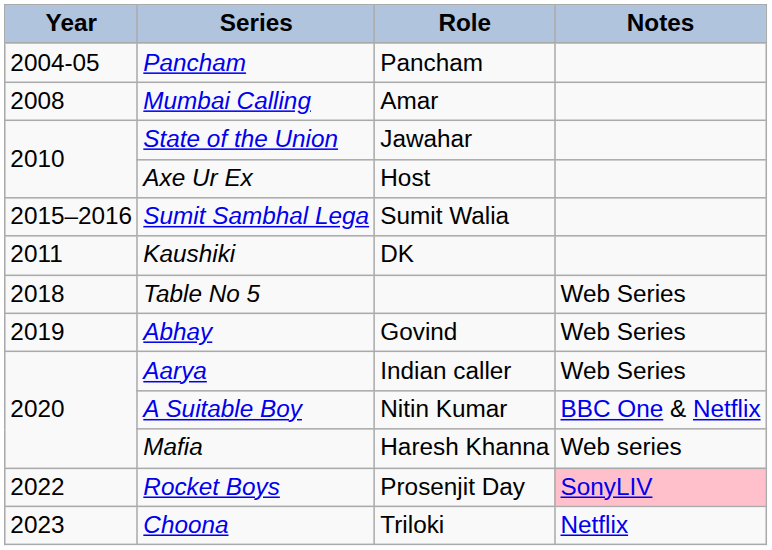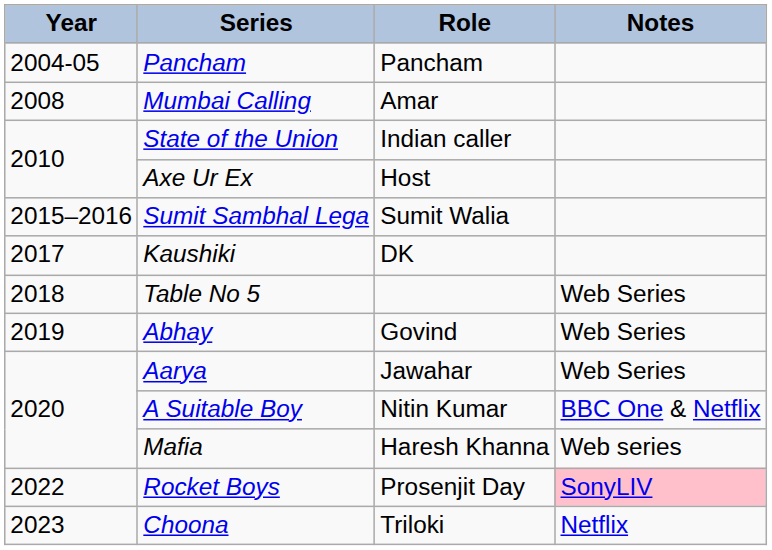(426, 139) Jawahar -> (446, 139) Indian caller
(37, 255) 2011 -> (37, 255) 2017
(446, 370) Indian caller -> (426, 370) Jawahar
